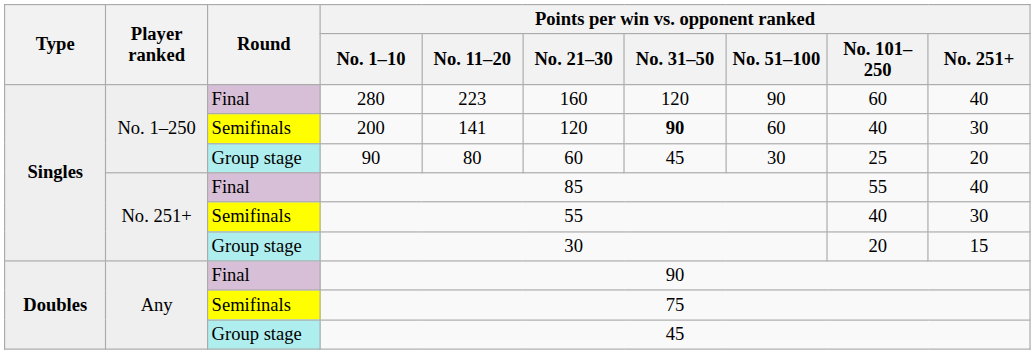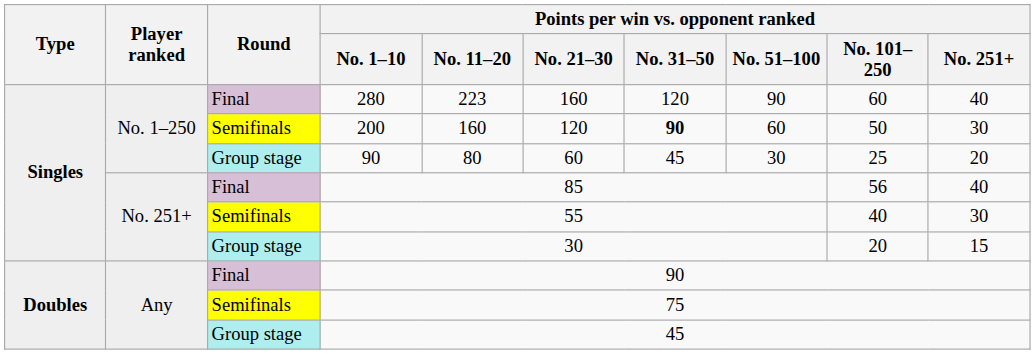(472, 128) 141 -> (472, 128) 160
(878, 128) 40 -> (878, 128) 50
(878, 187) 55 -> (878, 187) 56
